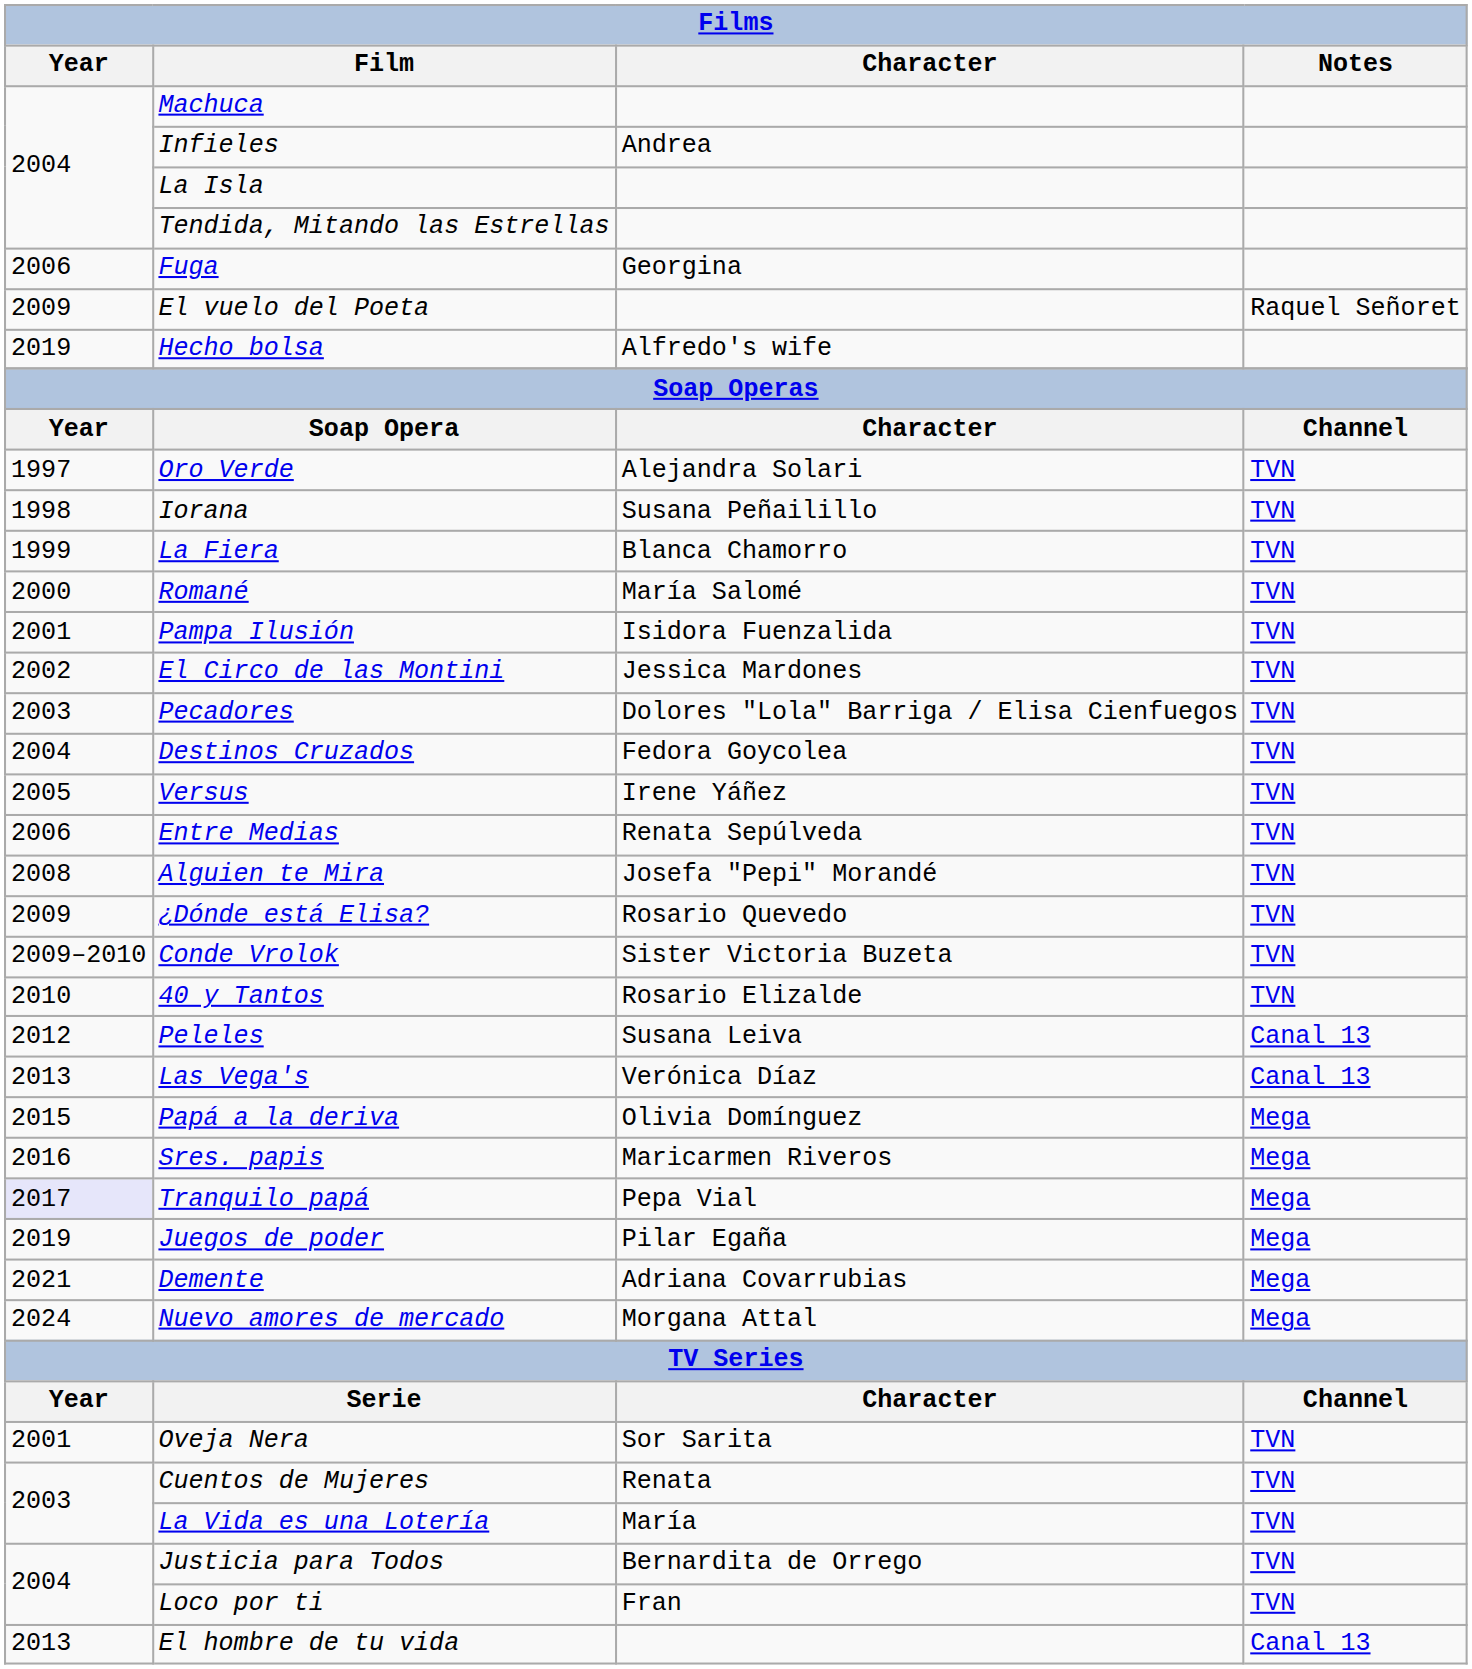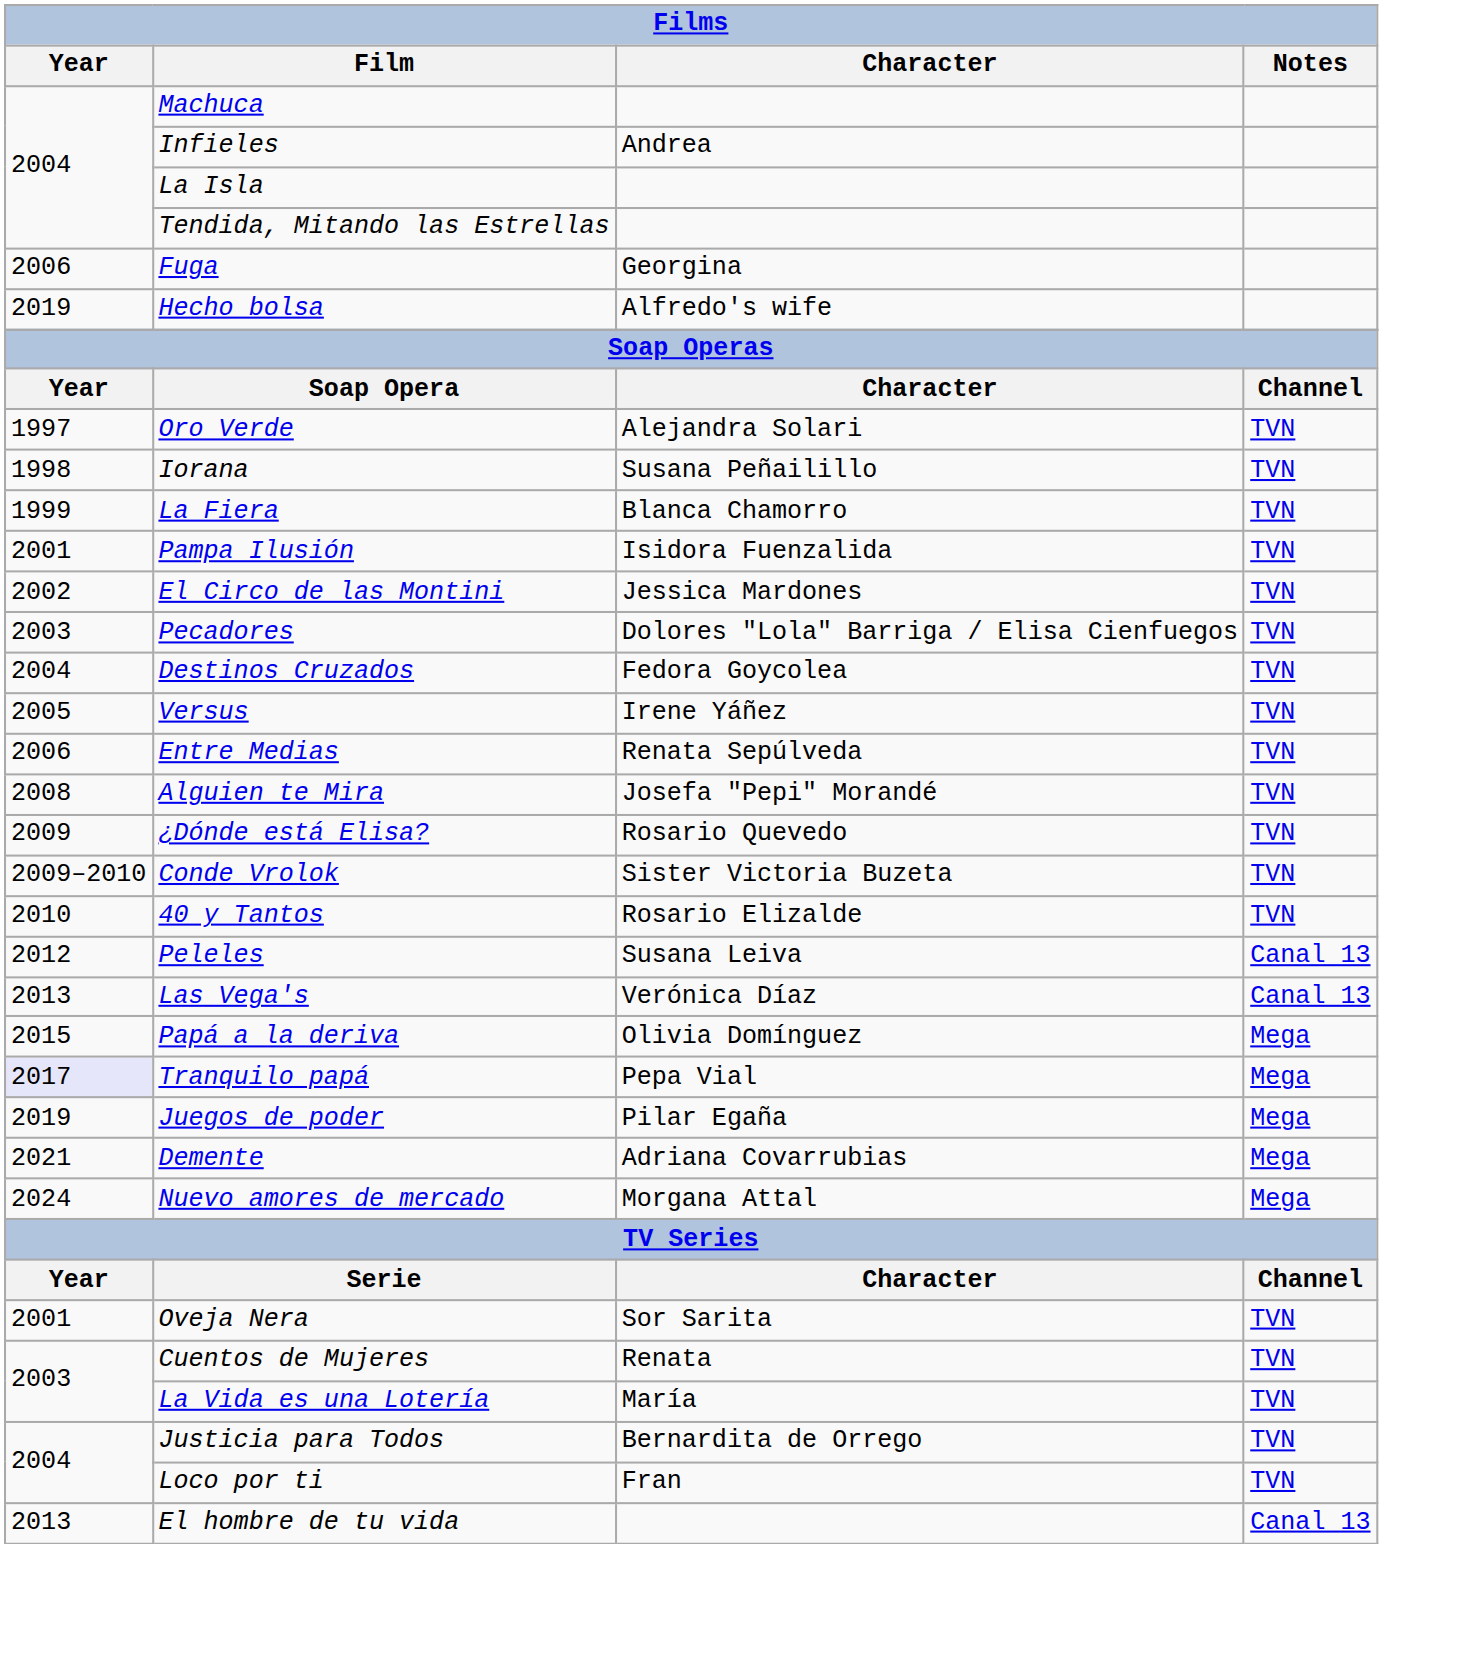- row: (294, 309)
- row: (204, 592)
- row: (241, 1159)
